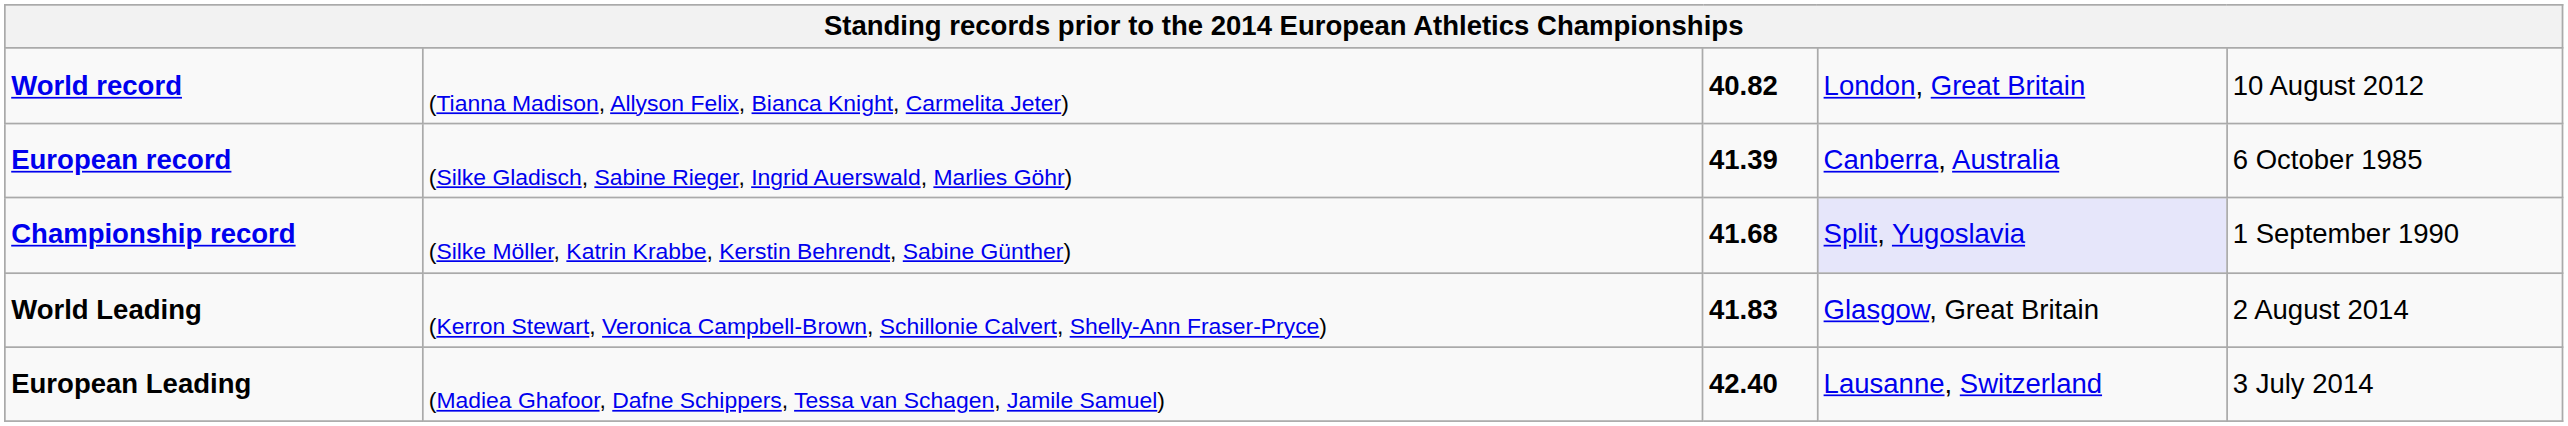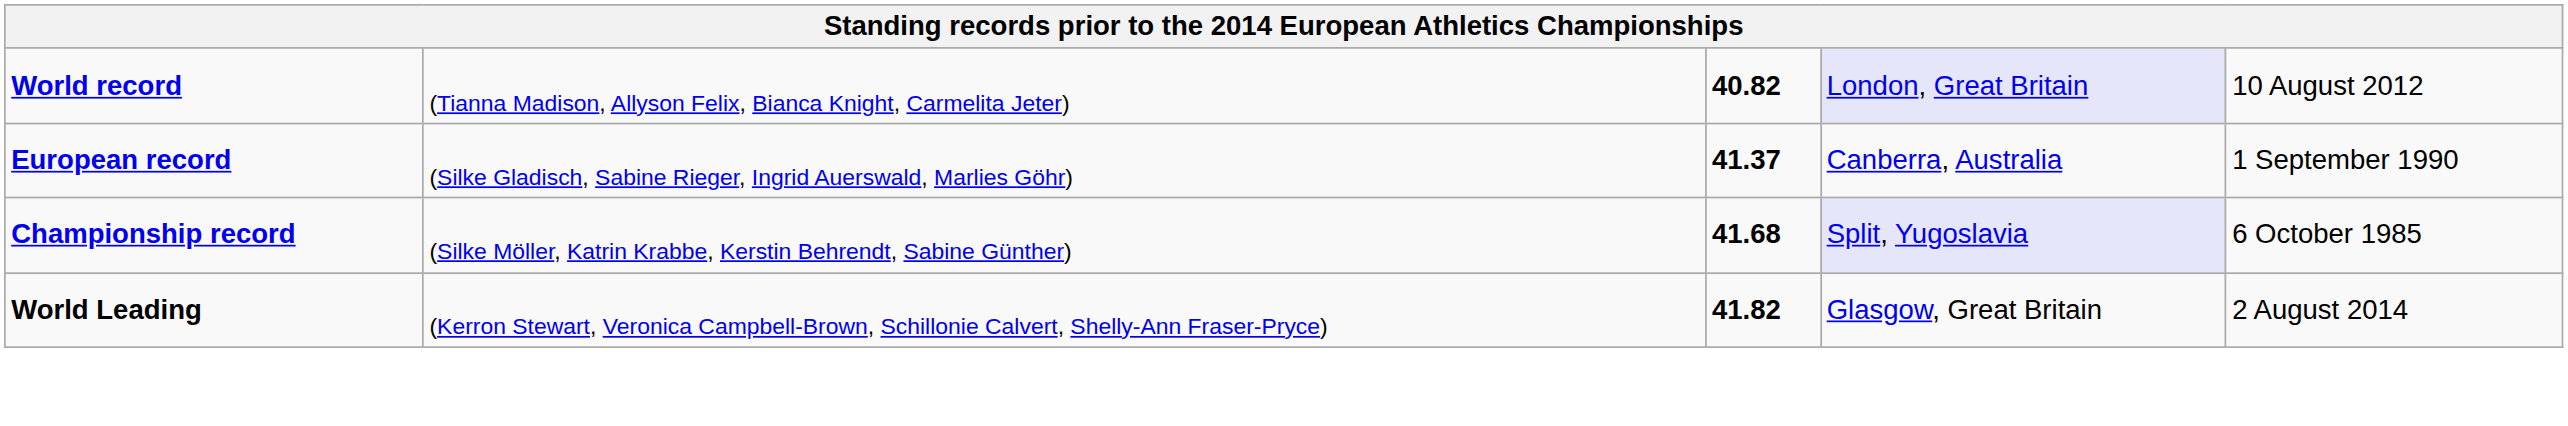(1954, 85) no background -> (1957, 85) lavender background
(1743, 160) 41.39 -> (1746, 160) 41.37
(2328, 160) 6 October 1985 -> (2345, 160) 1 September 1990
(2346, 234) 1 September 1990 -> (2327, 234) 6 October 1985
(1743, 309) 41.83 -> (1746, 309) 41.82
- row: (131, 383)
